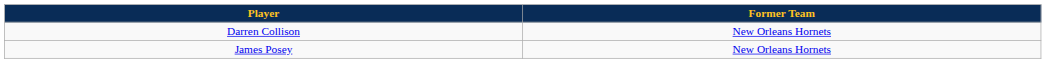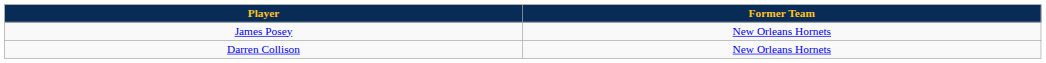rows swapped: (264, 31) <-> (263, 49)
